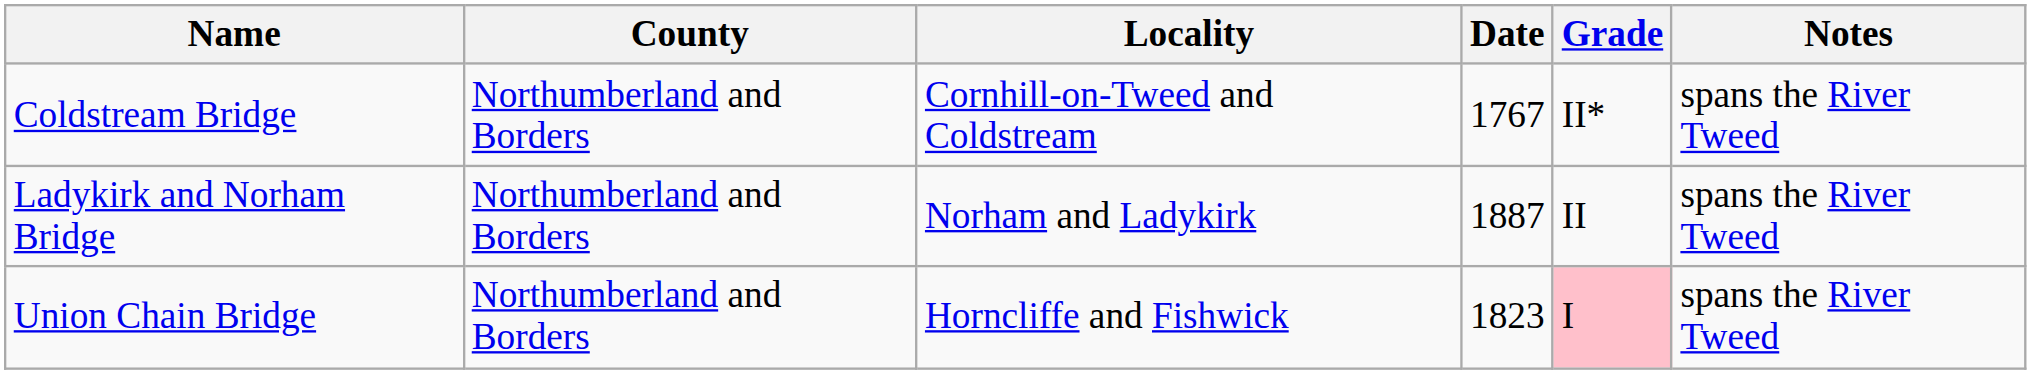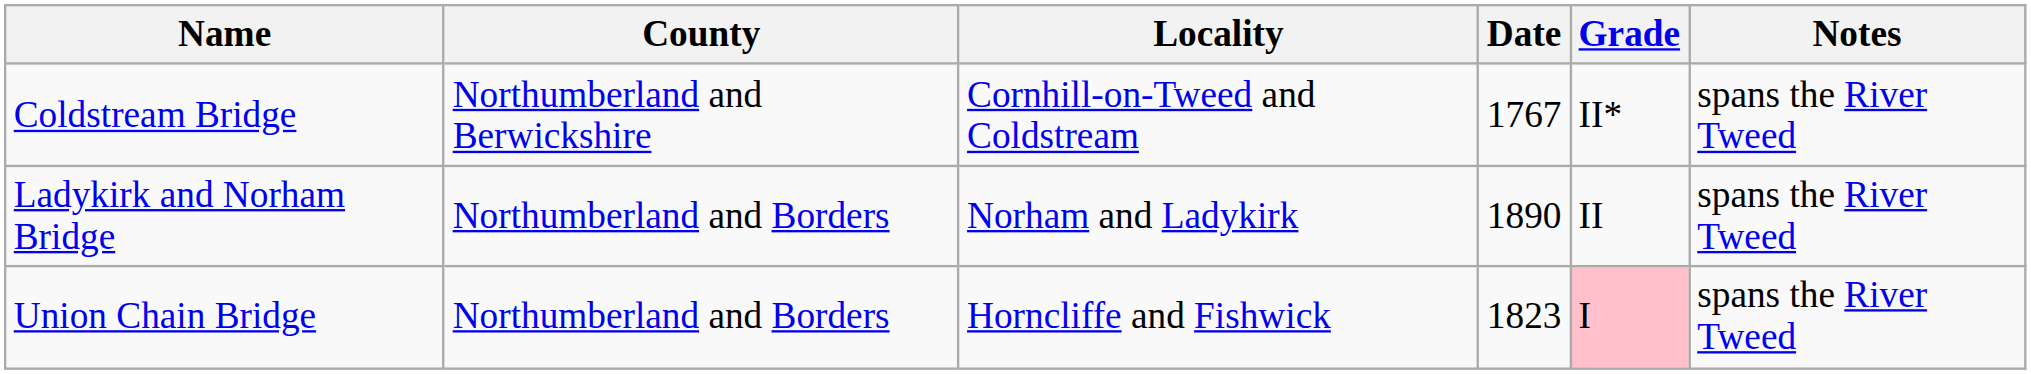(627, 114) Northumberland and Borders -> (607, 114) Northumberland and Berwickshire
(1507, 215) 1887 -> (1524, 215) 1890
